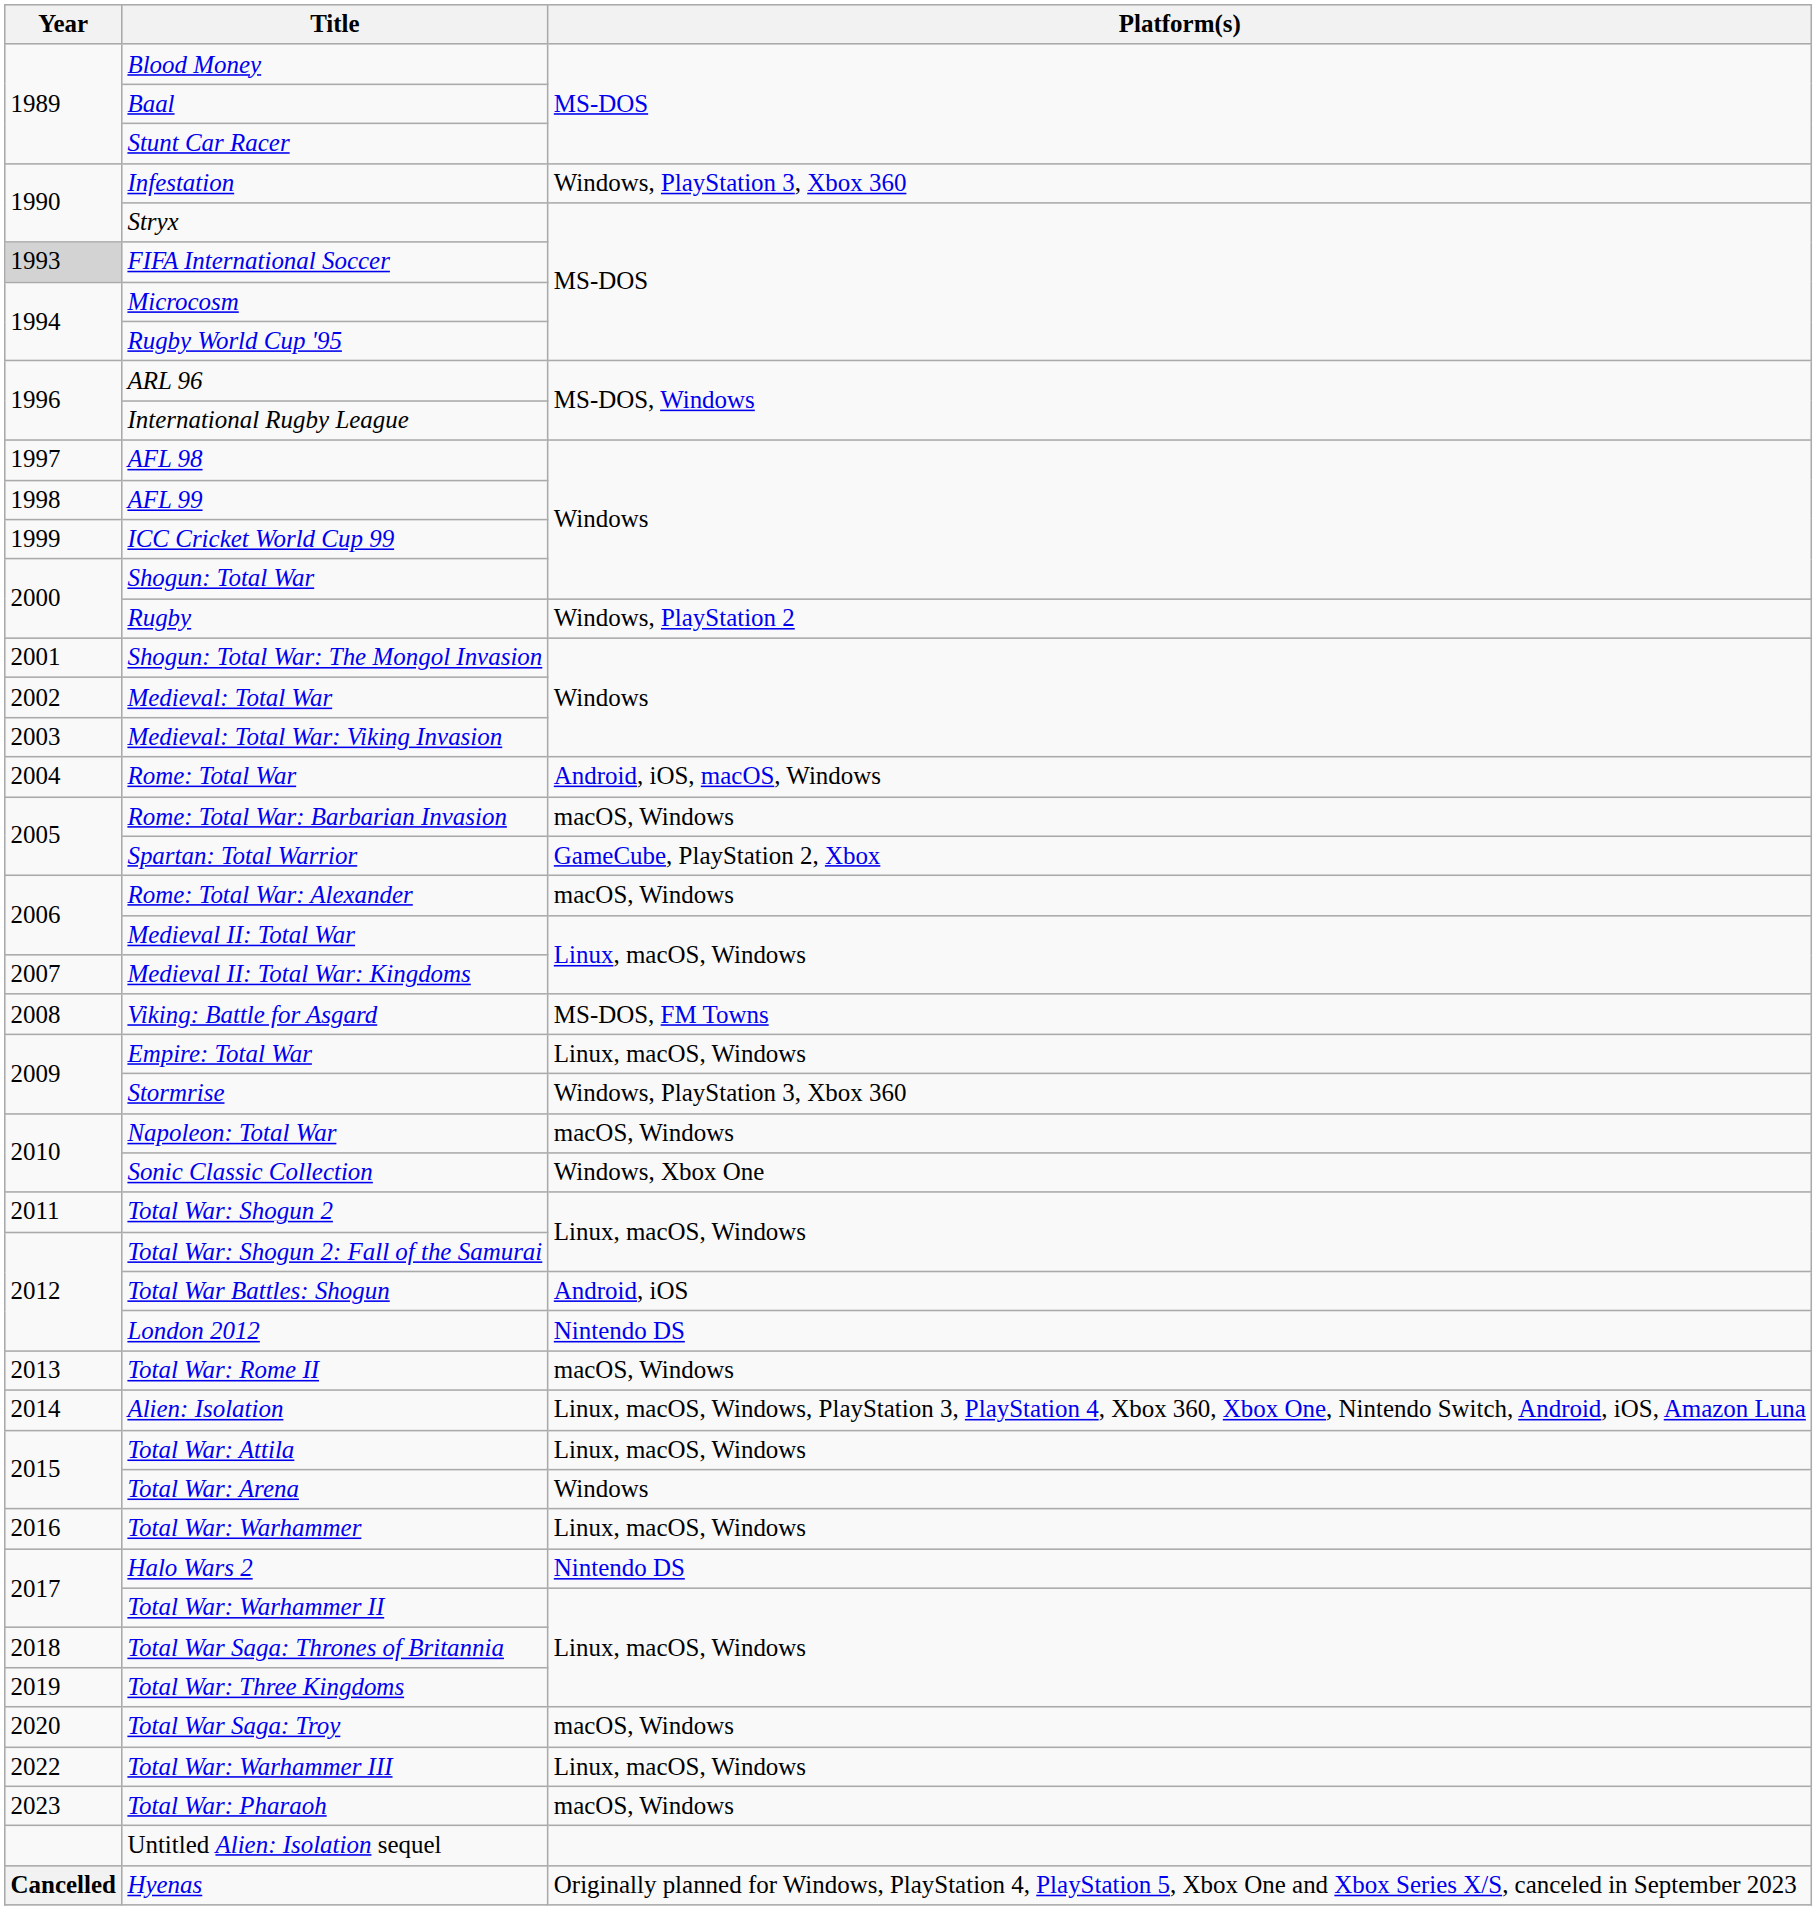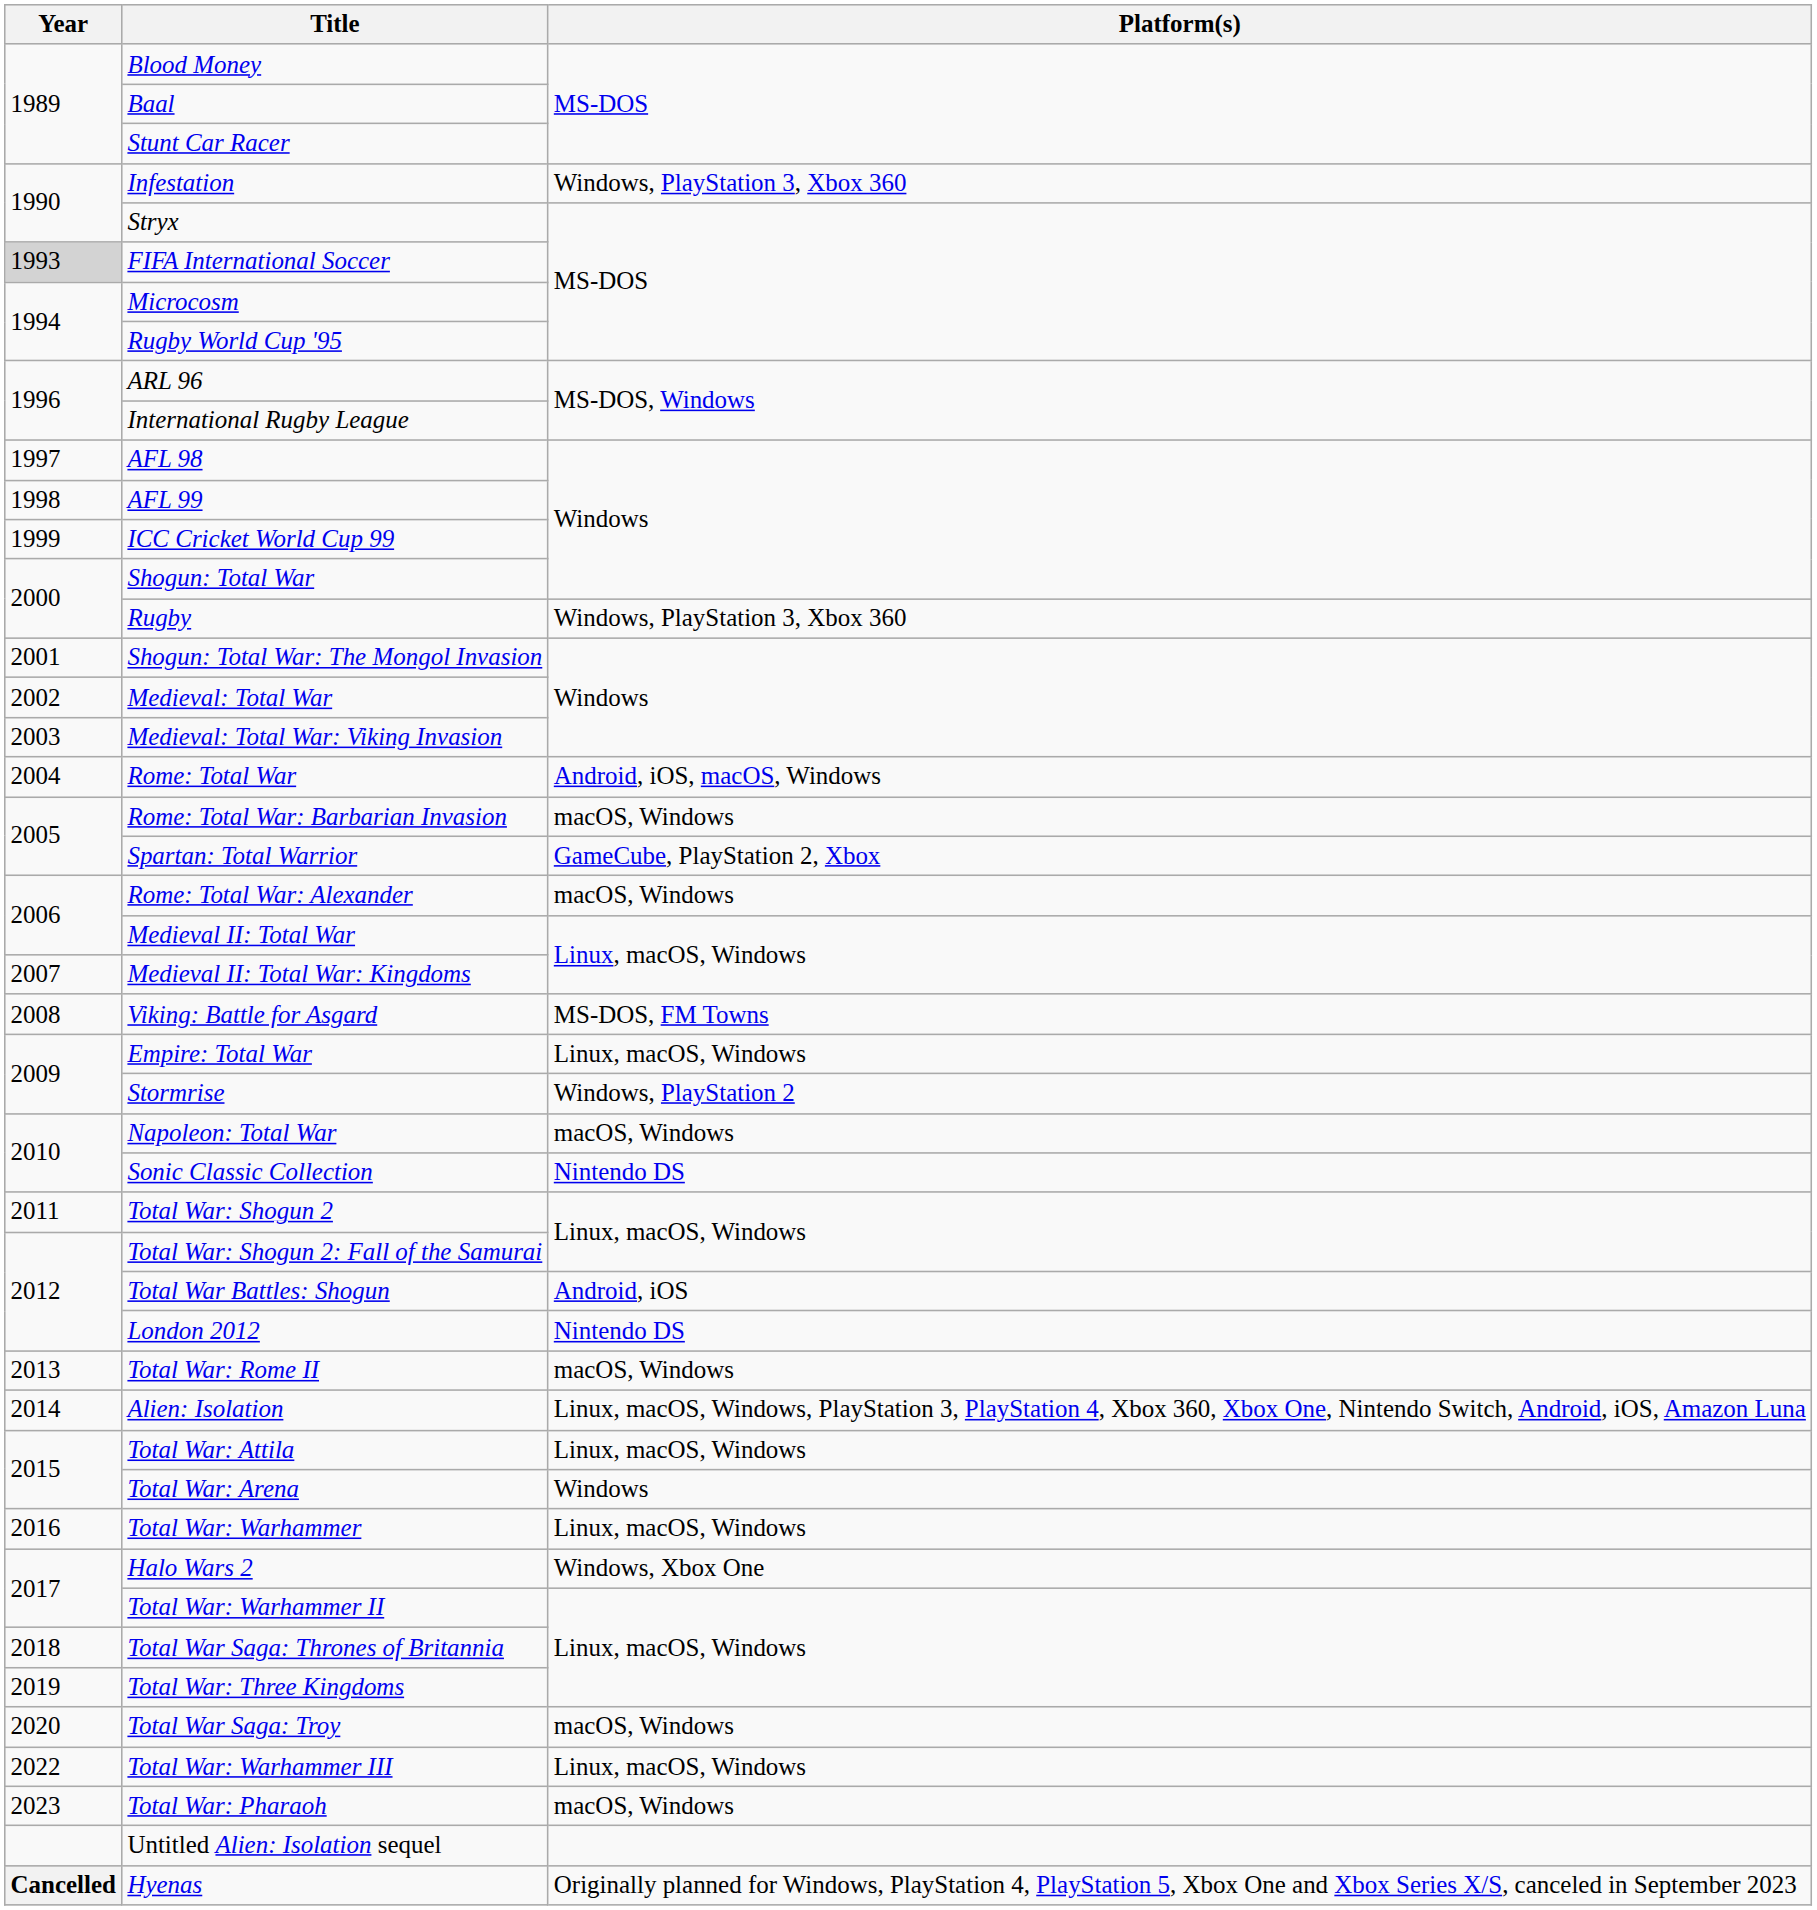(674, 618) Windows, PlayStation 2 -> (730, 618) Windows, PlayStation 3, Xbox 360
(730, 1093) Windows, PlayStation 3, Xbox 360 -> (674, 1093) Windows, PlayStation 2
(659, 1172) Windows, Xbox One -> (619, 1172) Nintendo DS
(619, 1568) Nintendo DS -> (659, 1568) Windows, Xbox One
